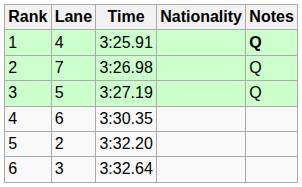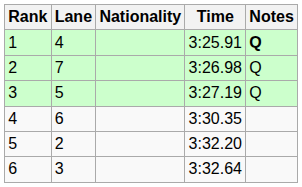columns swapped: (201, 17) <-> (126, 17)
